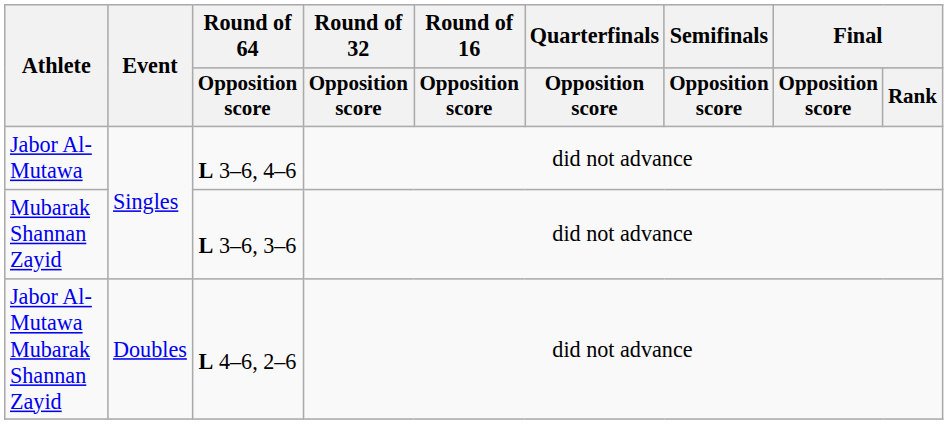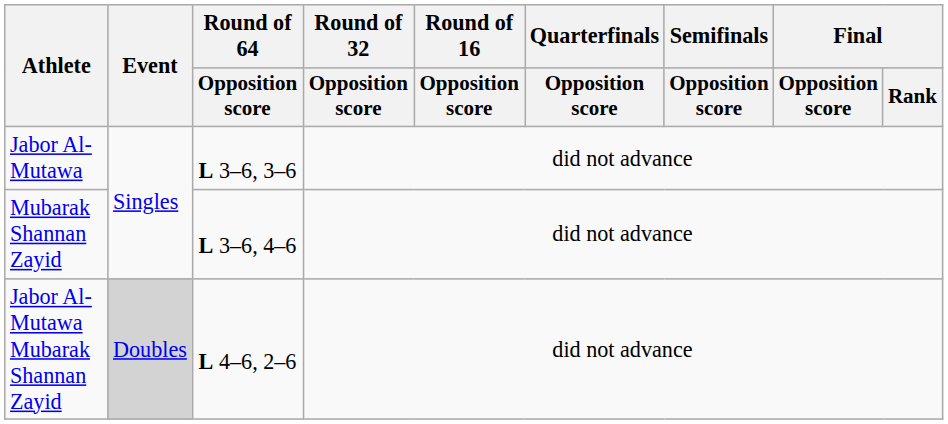(248, 171) L 3–6, 4–6 -> (248, 171) L 3–6, 3–6
(248, 247) L 3–6, 3–6 -> (248, 247) L 3–6, 4–6
(150, 349) no background -> (150, 349) lightgrey background
